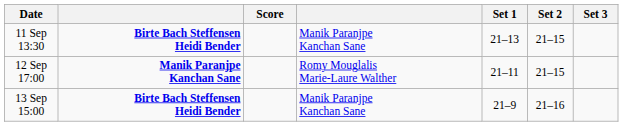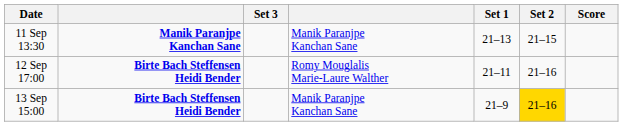columns swapped: (270, 14) <-> (595, 14)
(187, 40) Birte Bach Steffensen Heidi Bender -> (200, 40) Manik Paranjpe Kanchan Sane
(200, 72) Manik Paranjpe Kanchan Sane -> (187, 72) Birte Bach Steffensen Heidi Bender
(550, 72) 21–15 -> (542, 72) 21–16
(550, 105) no background -> (542, 105) gold background
